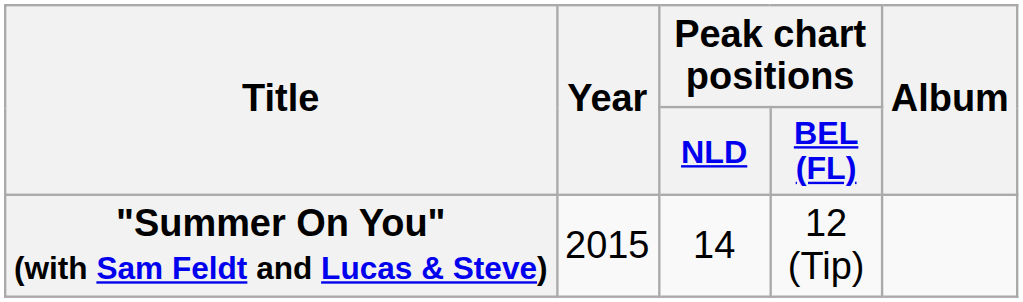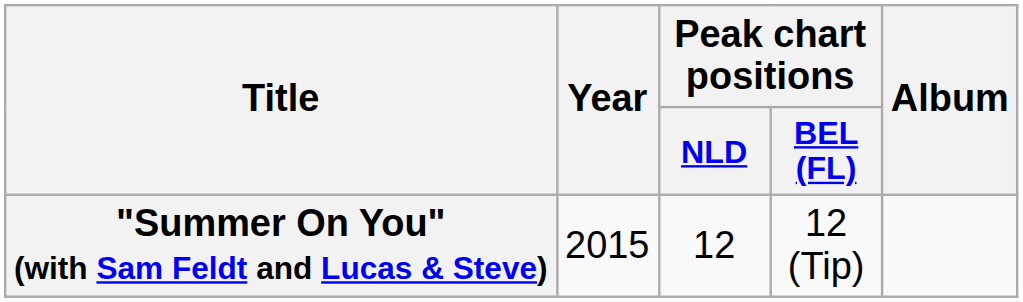(714, 245) 14 -> (714, 245) 12
